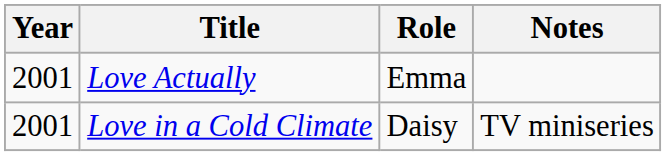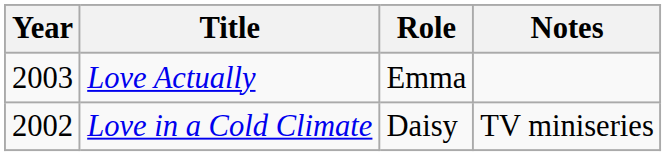(43, 77) 2001 -> (43, 77) 2003
(43, 125) 2001 -> (43, 125) 2002
